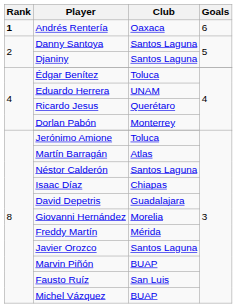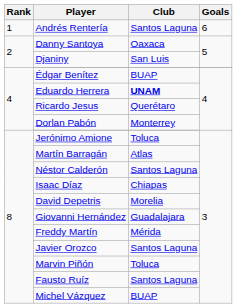(9, 28) bold -> (9, 28) normal
(148, 28) Oaxaca -> (164, 28) Santos Laguna
(164, 43) Santos Laguna -> (148, 43) Oaxaca
(164, 59) Santos Laguna -> (150, 59) San Luis
(145, 75) Toluca -> (144, 75) BUAP
(145, 91) normal -> (145, 91) bold
(157, 201) Guadalajara -> (147, 201) Morelia
(147, 216) Morelia -> (157, 216) Guadalajara
(144, 264) BUAP -> (145, 264) Toluca
(150, 279) San Luis -> (164, 279) Santos Laguna
